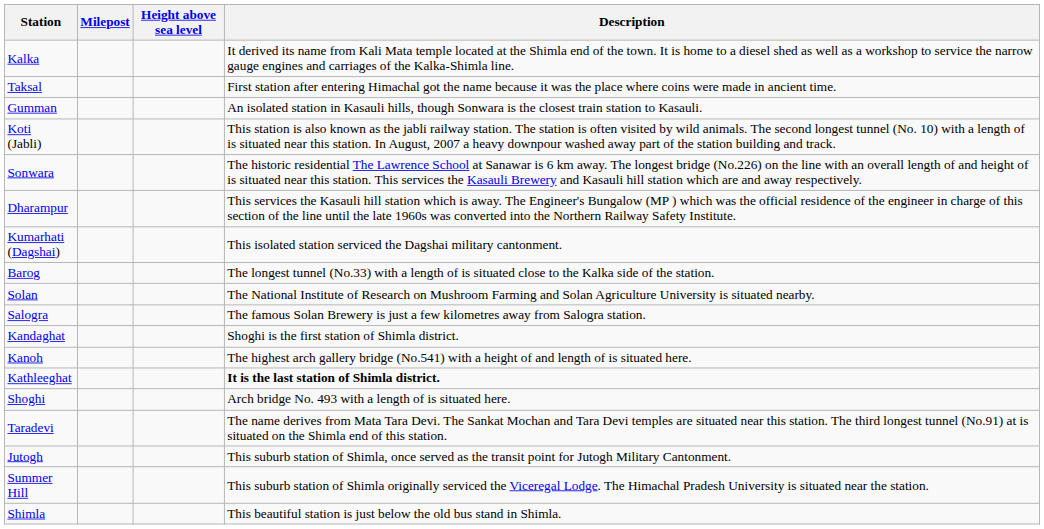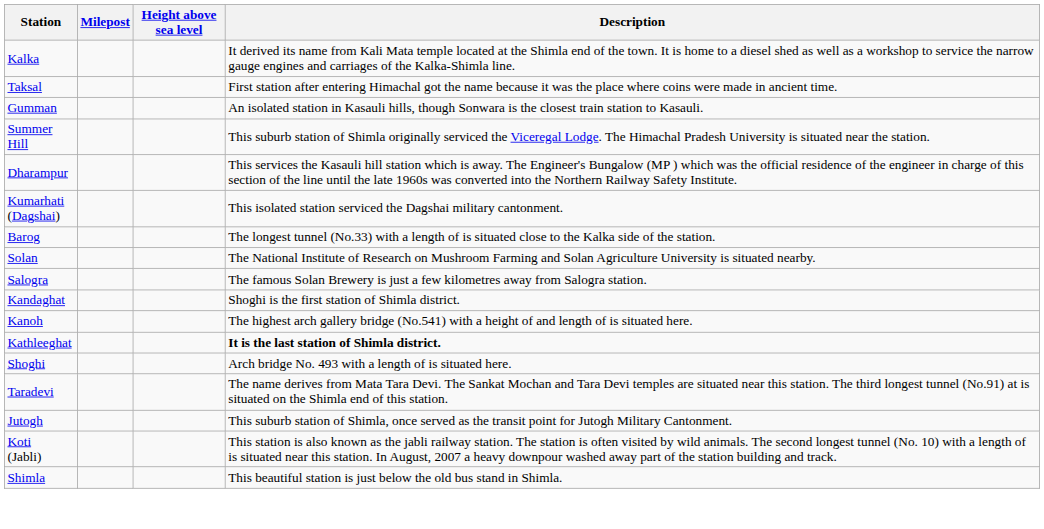rows swapped: (24, 136) <-> (30, 485)
- row: (31, 172)
